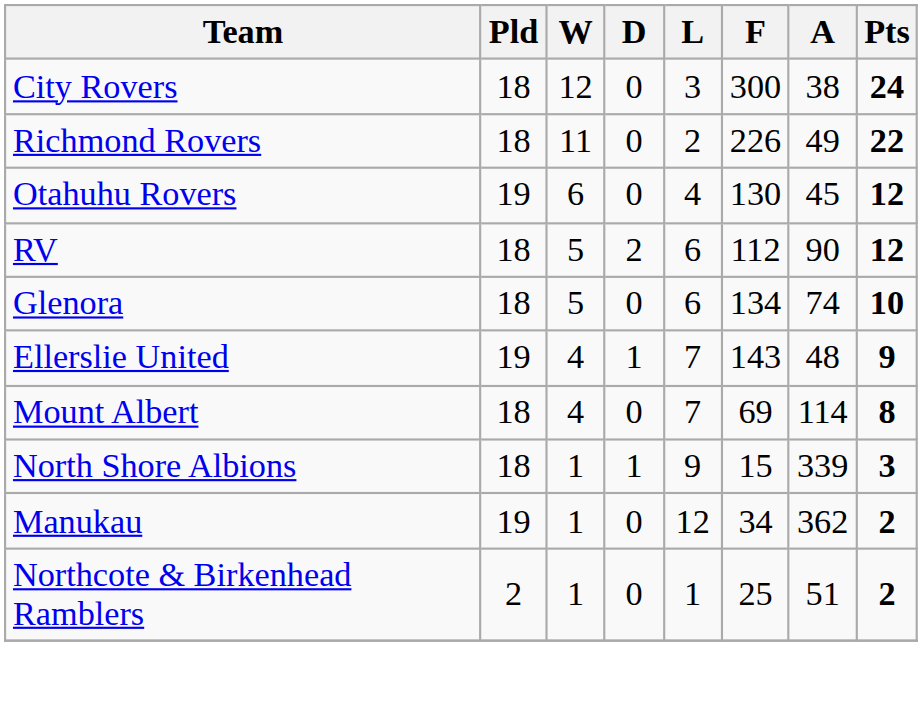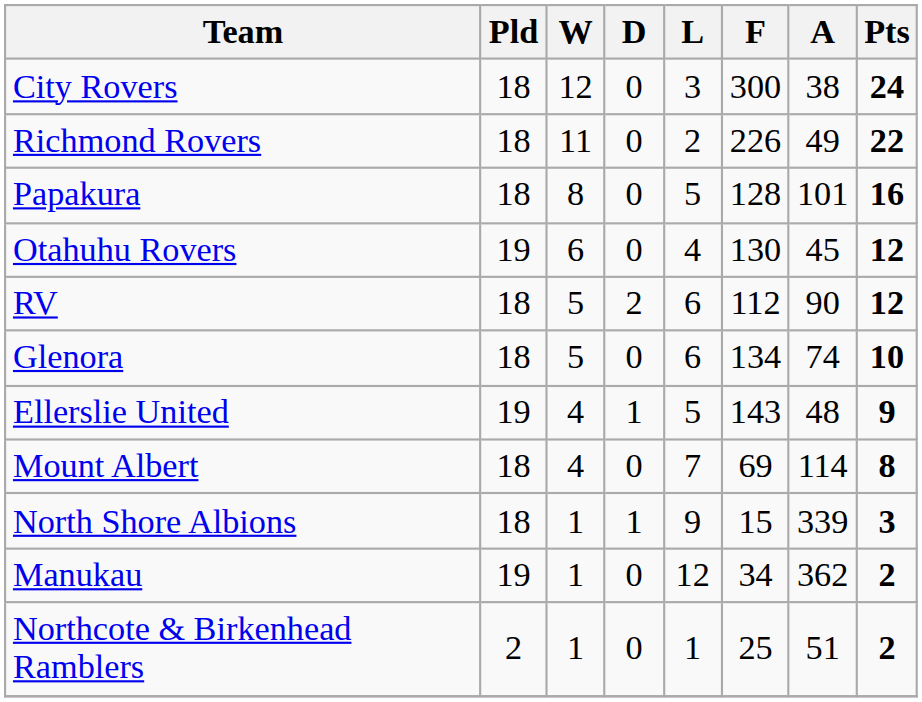+ row: (77, 194)
(693, 357) 7 -> (693, 411) 5
